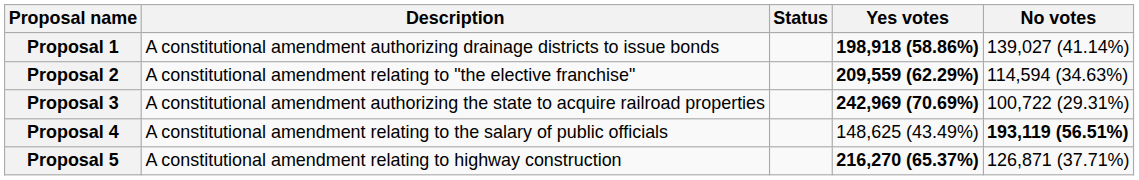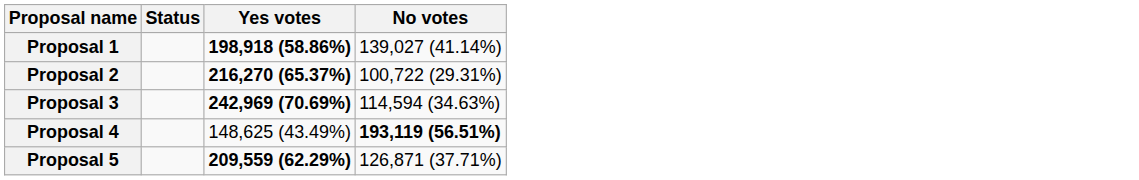- column: (455, 18)
(908, 75) 209,559 (62.29%) -> (280, 75) 216,270 (65.37%)
(1058, 75) 114,594 (34.63%) -> (430, 75) 100,722 (29.31%)
(1058, 103) 100,722 (29.31%) -> (430, 103) 114,594 (34.63%)
(908, 160) 216,270 (65.37%) -> (280, 160) 209,559 (62.29%)
